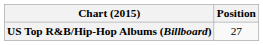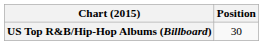(236, 31) 27 -> (236, 31) 30
